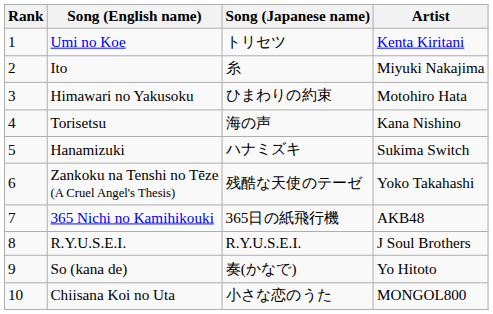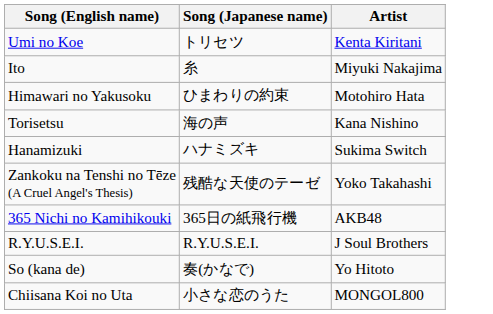- column: (26, 16)
